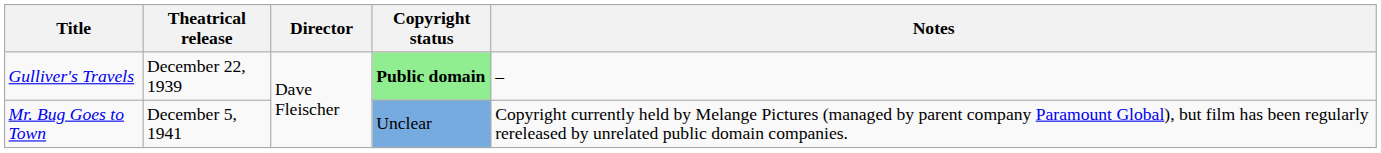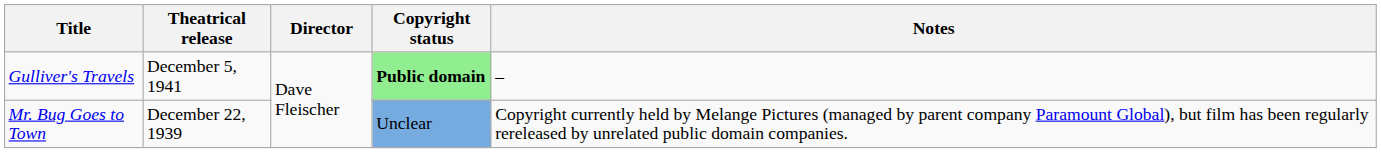(196, 76) December 22, 1939 -> (192, 76) December 5, 1941
(192, 123) December 5, 1941 -> (196, 123) December 22, 1939
